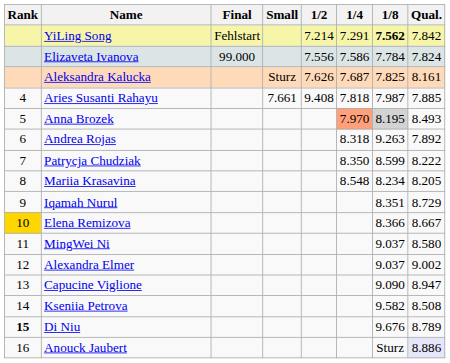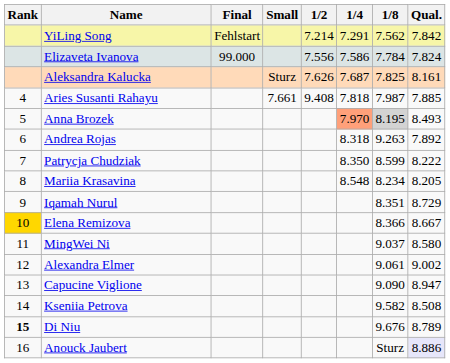(390, 35) bold -> (390, 35) normal
(390, 264) 9.037 -> (390, 264) 9.061
